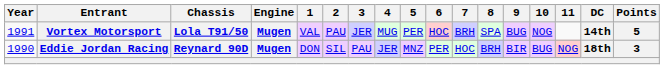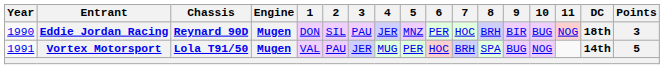rows swapped: (104, 49) <-> (104, 31)
